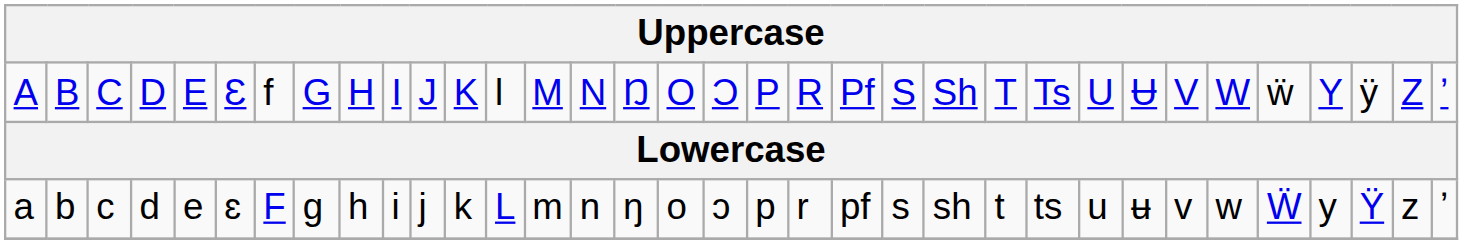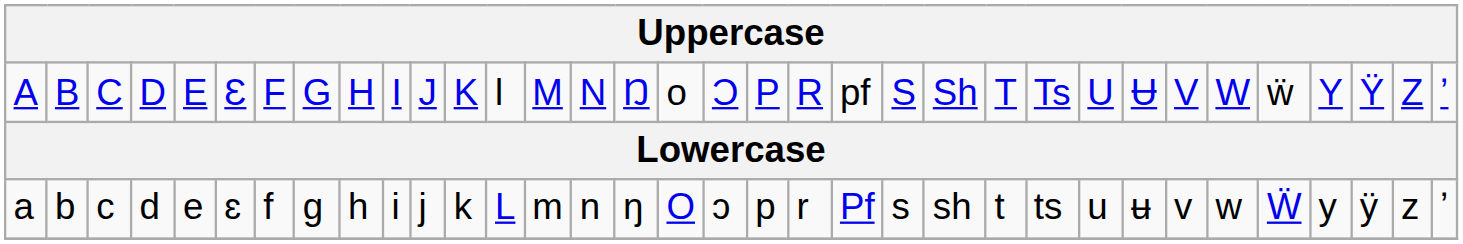(268, 91) f -> (275, 91) F
(681, 91) O -> (677, 91) o
(857, 91) Pf -> (855, 91) pf
(1369, 91) ÿ -> (1372, 91) Ÿ
(275, 207) F -> (268, 207) f
(677, 207) o -> (681, 207) O
(855, 207) pf -> (857, 207) Pf
(1372, 207) Ÿ -> (1369, 207) ÿ
